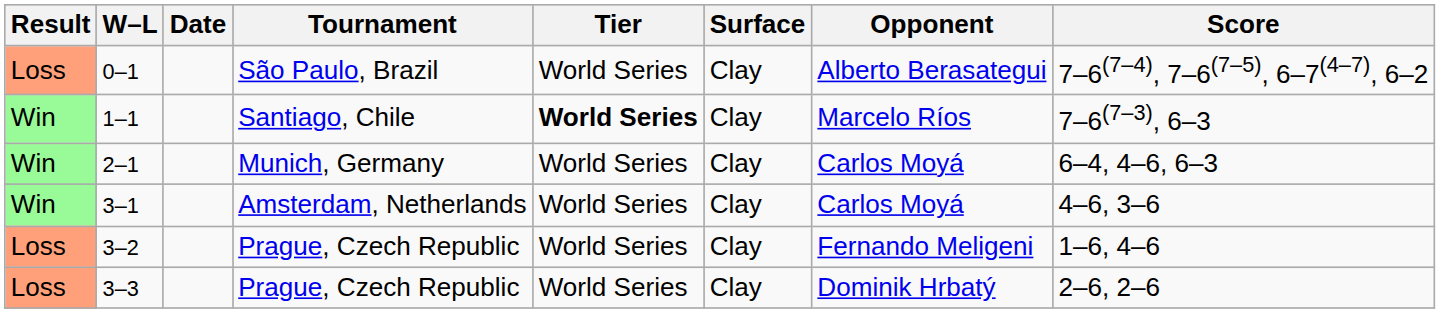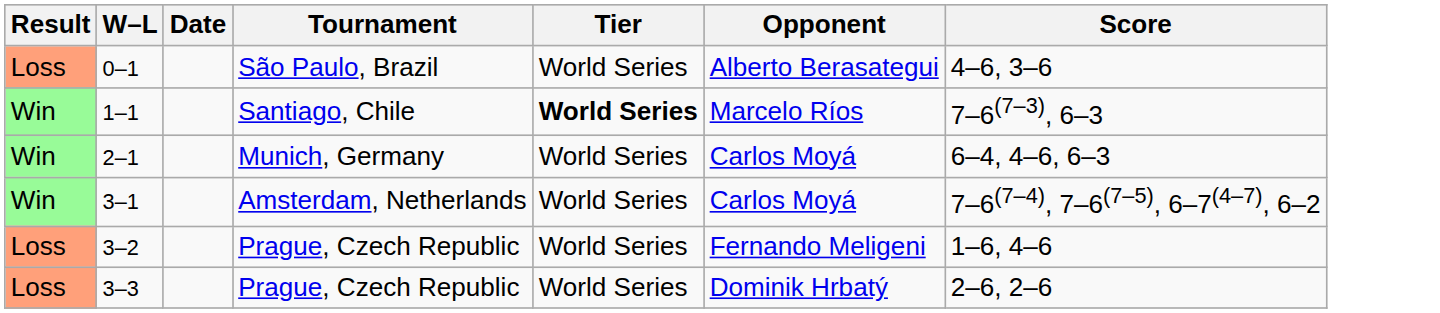- column: (758, 25)
(1243, 70) 7–6(7–4), 7–6(7–5), 6–7(4–7), 6–2 -> (1002, 66) 4–6, 3–6
(1109, 204) 4–6, 3–6 -> (1136, 201) 7–6(7–4), 7–6(7–5), 6–7(4–7), 6–2
